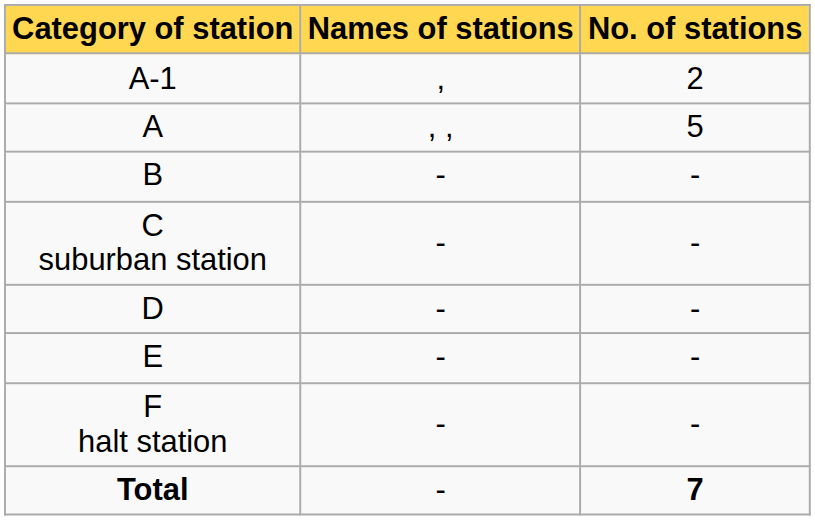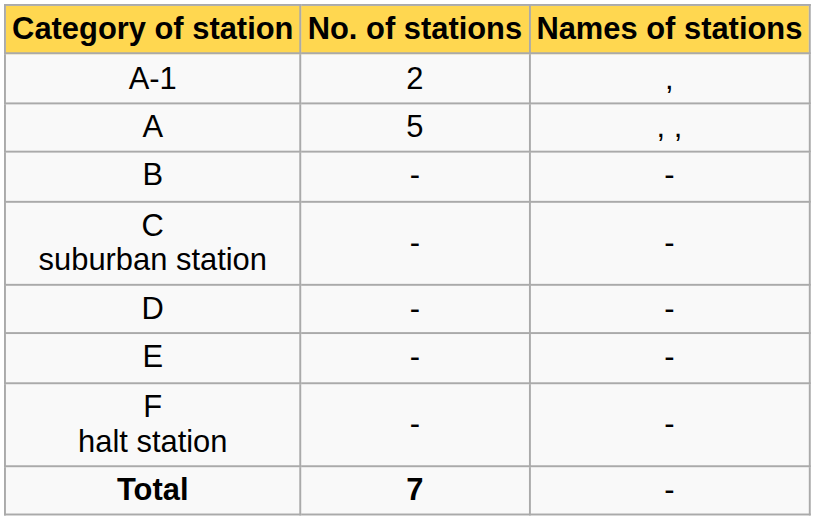columns swapped: (695, 28) <-> (441, 28)
